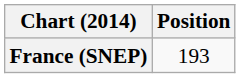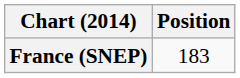(194, 55) 193 -> (194, 55) 183
